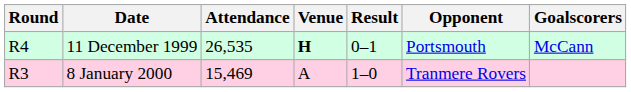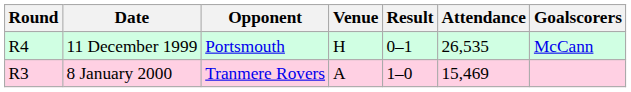columns swapped: (466, 18) <-> (247, 18)
(304, 45) bold -> (339, 45) normal
